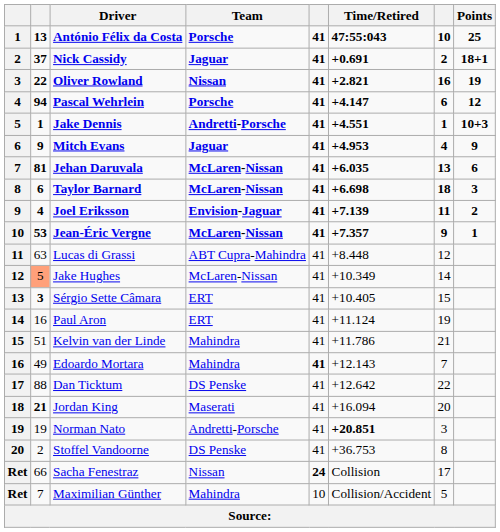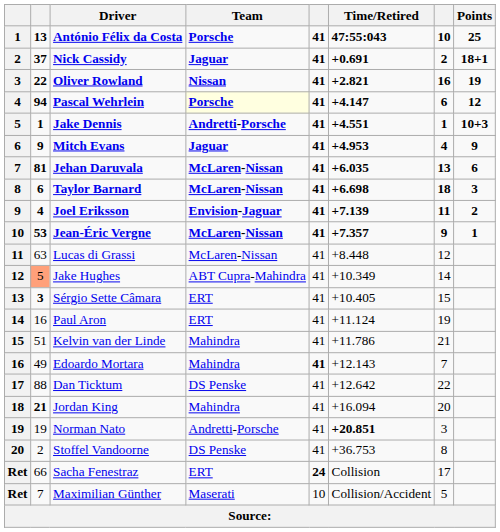(211, 102) no background -> (211, 102) lightyellow background
(247, 254) ABT Cupra-Mahindra -> (233, 254) McLaren-Nissan
(233, 276) McLaren-Nissan -> (247, 276) ABT Cupra-Mahindra
(212, 406) Maserati -> (214, 406) Mahindra
(207, 472) Nissan -> (201, 472) ERT
(214, 493) Mahindra -> (212, 493) Maserati
